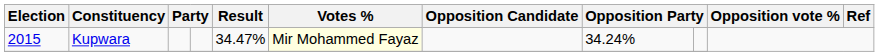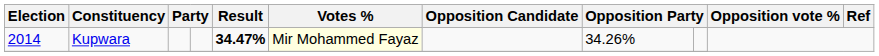(24, 39) 2015 -> (24, 39) 2014
(240, 39) normal -> (240, 39) bold
(610, 39) 34.24% -> (610, 39) 34.26%
